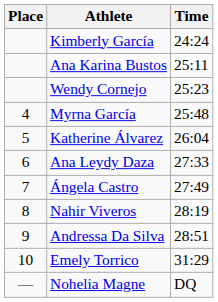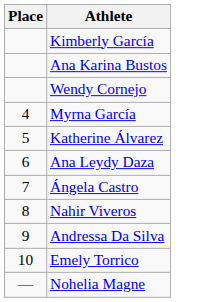- column: (192, 16)
